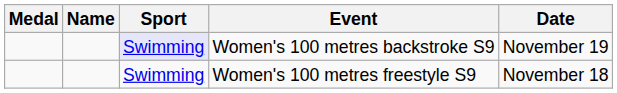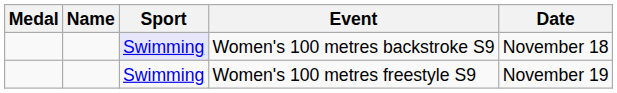(556, 47) November 19 -> (556, 47) November 18
(556, 75) November 18 -> (556, 75) November 19
